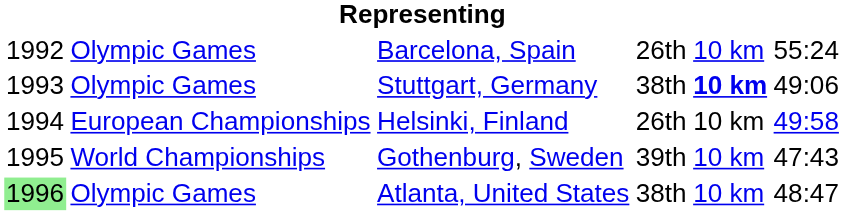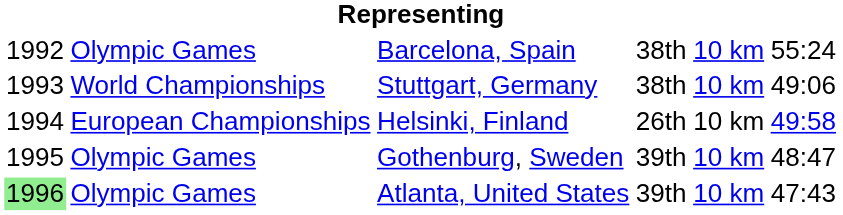(661, 50) 26th -> (661, 50) 38th
(163, 85) Olympic Games -> (198, 85) World Championships
(730, 85) bold -> (729, 85) normal
(198, 157) World Championships -> (163, 157) Olympic Games
(806, 157) 47:43 -> (803, 157) 48:47
(661, 193) 38th -> (661, 193) 39th
(806, 193) 48:47 -> (803, 193) 47:43
